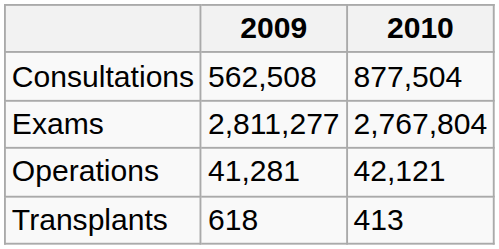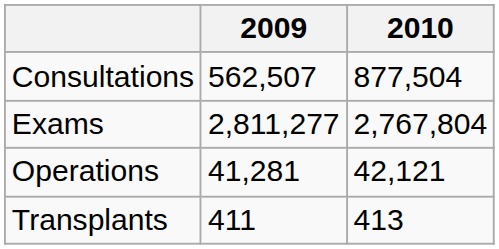(262, 76) 562,508 -> (262, 76) 562,507
(233, 219) 618 -> (232, 219) 411
